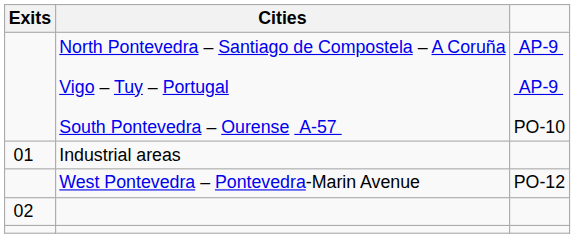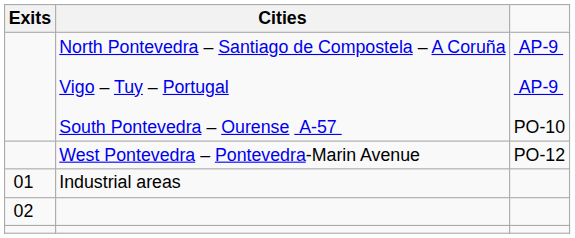rows swapped: (30, 183) <-> (21, 154)
